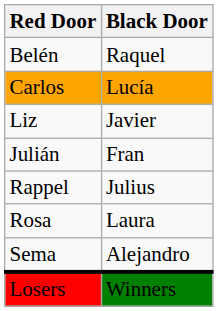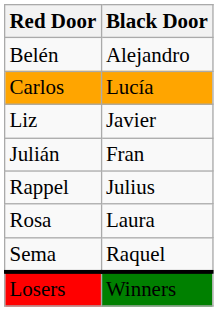(136, 54) Raquel -> (148, 54) Alejandro
(148, 253) Alejandro -> (136, 253) Raquel
